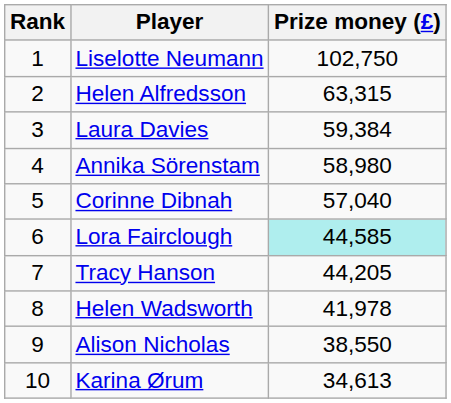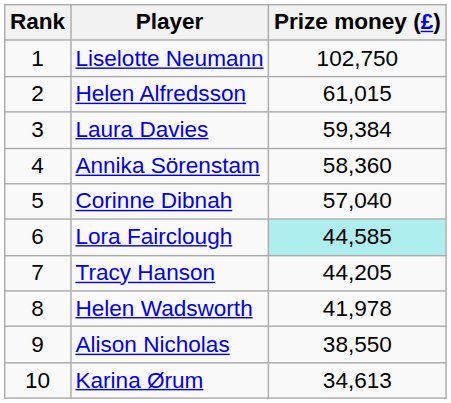(357, 93) 63,315 -> (357, 93) 61,015
(357, 165) 58,980 -> (357, 165) 58,360
